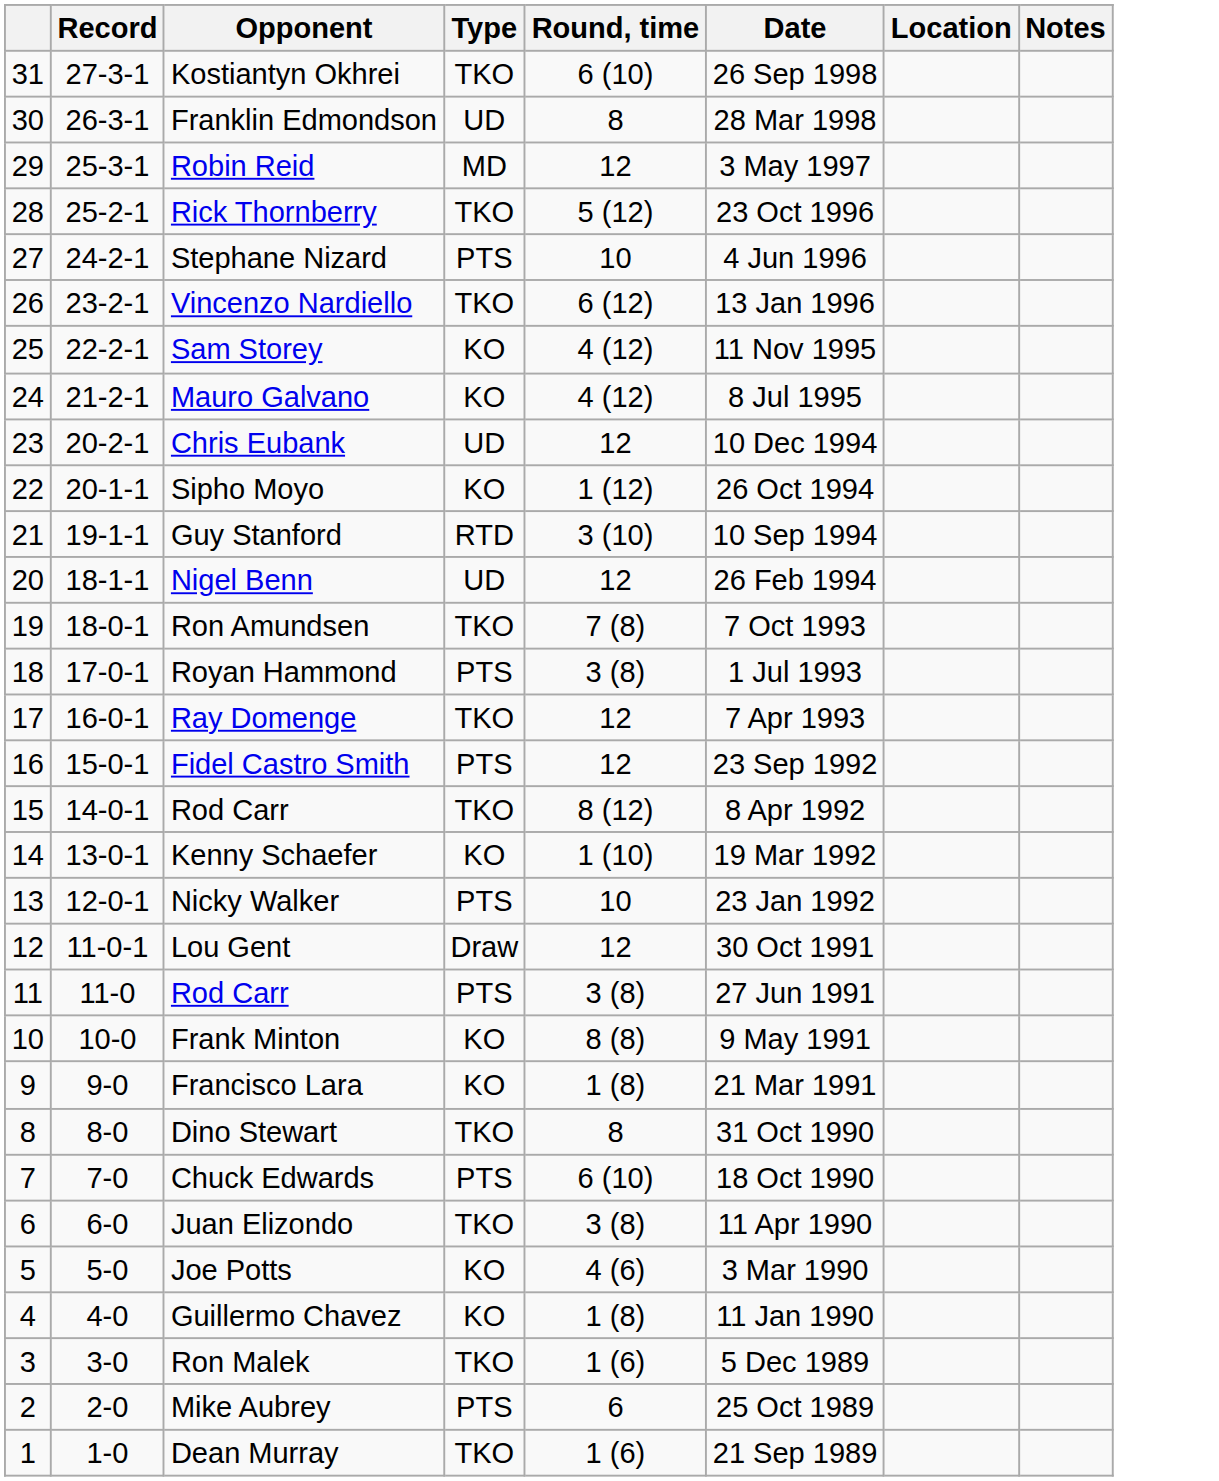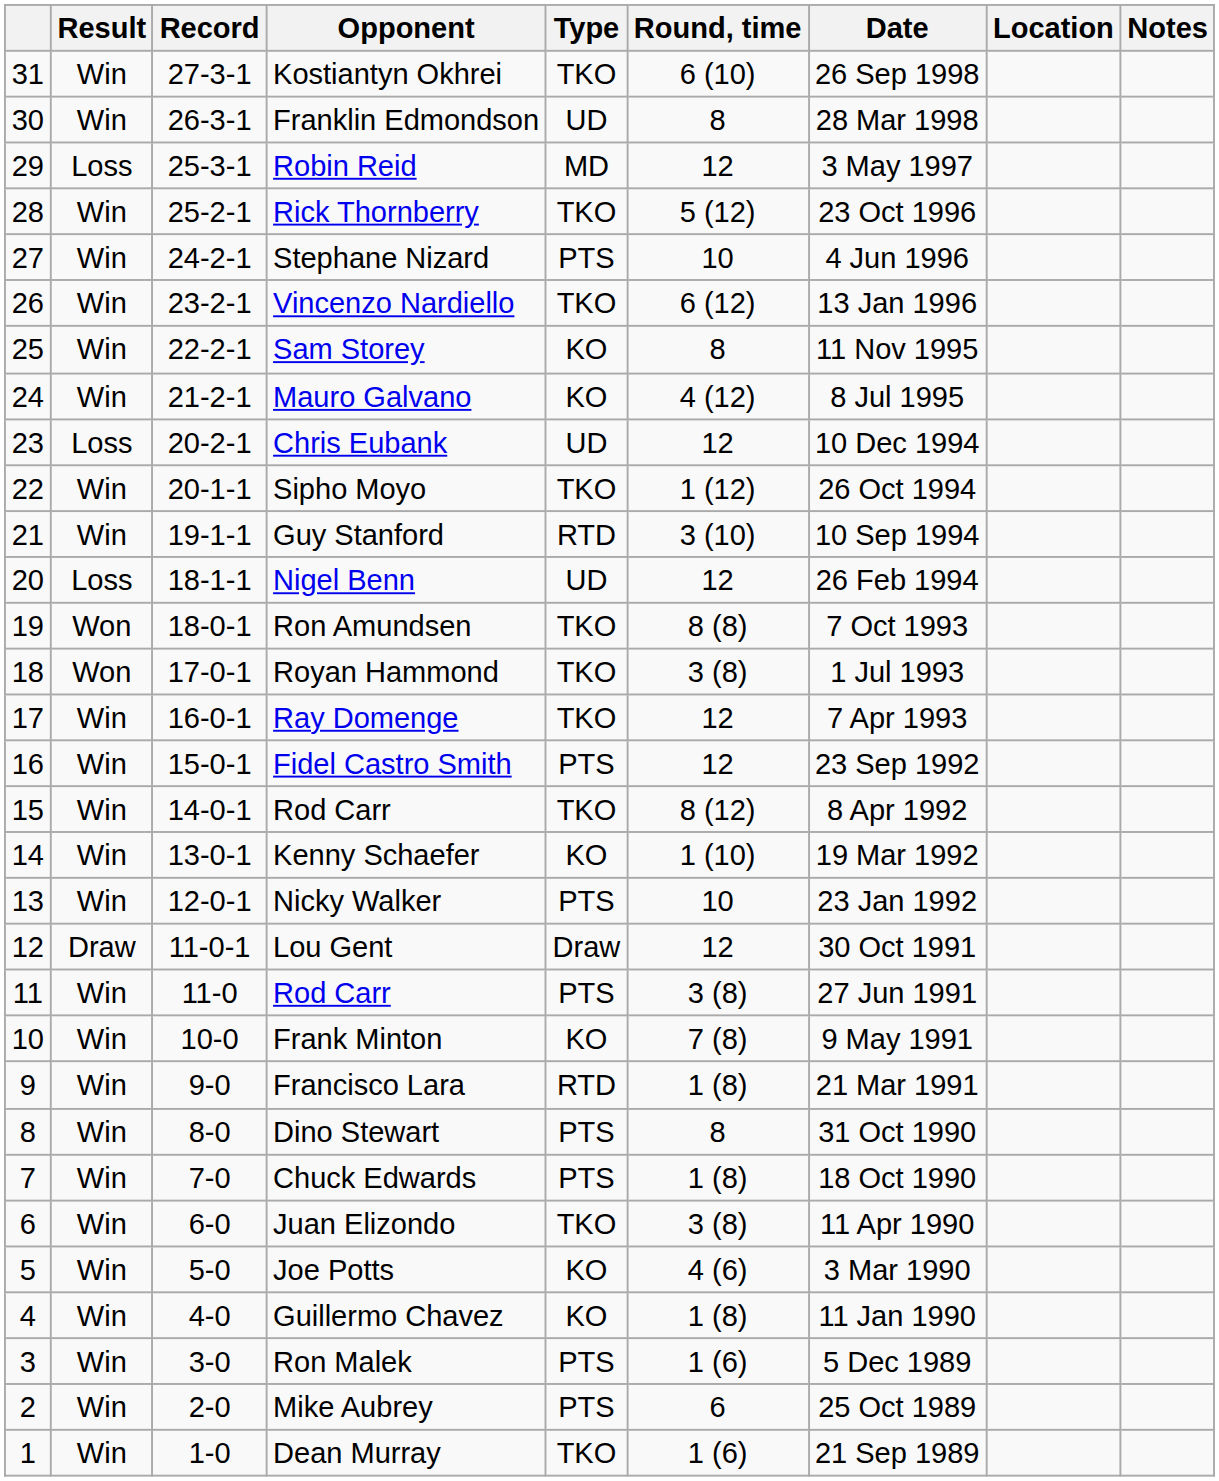+ column: (102, 28)
(615, 350) 4 (12) -> (718, 350) 8
(484, 488) KO -> (586, 488) TKO
(615, 626) 7 (8) -> (718, 626) 8 (8)
(484, 672) PTS -> (586, 672) TKO
(615, 1039) 8 (8) -> (718, 1039) 7 (8)
(484, 1085) KO -> (586, 1085) RTD
(484, 1131) TKO -> (586, 1131) PTS
(615, 1177) 6 (10) -> (718, 1177) 1 (8)
(484, 1361) TKO -> (586, 1361) PTS
